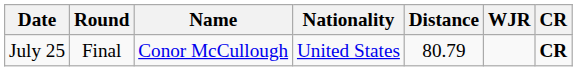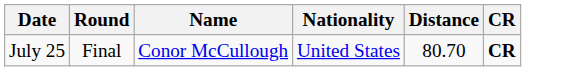- column: (509, 19)
(444, 50) 80.79 -> (444, 50) 80.70
